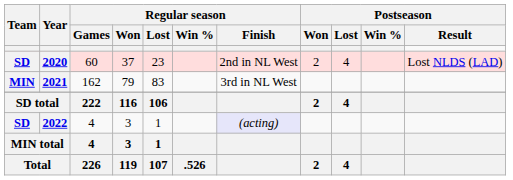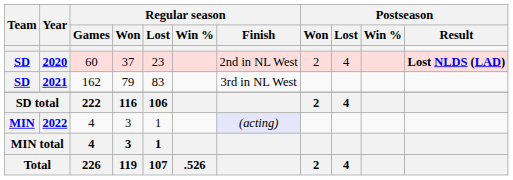(455, 61) normal -> (456, 61) bold
(22, 82) MIN -> (22, 82) SD
(22, 123) SD -> (22, 123) MIN
